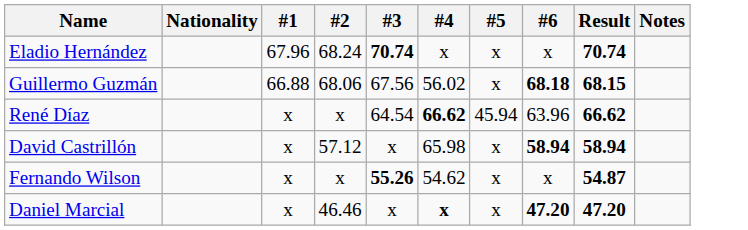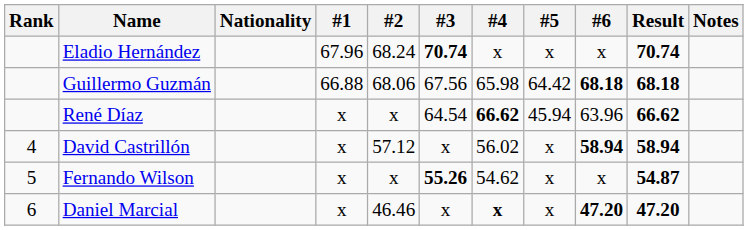+ column: (31, 20)
(444, 83) 56.02 -> (498, 83) 65.98
(496, 83) x -> (550, 83) 64.42
(604, 83) 68.15 -> (658, 83) 68.18
(444, 146) 65.98 -> (498, 146) 56.02
